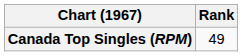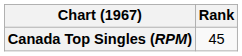(216, 39) 49 -> (216, 39) 45
